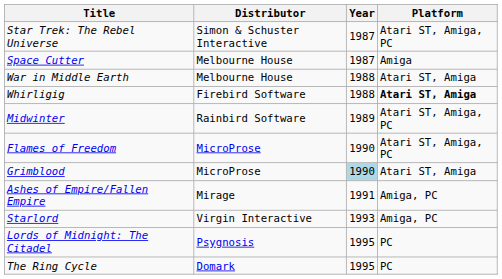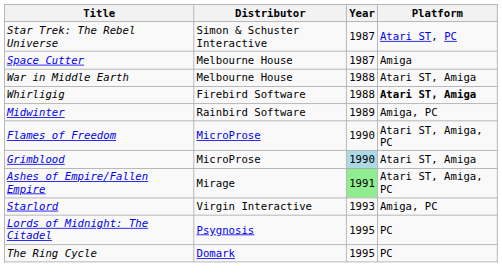(431, 37) Atari ST, Amiga, PC -> (418, 37) Atari ST, PC
(431, 118) Atari ST, Amiga, PC -> (409, 112) Amiga, PC
(362, 195) no background -> (362, 183) lightgreen background
(409, 195) Amiga, PC -> (431, 183) Atari ST, Amiga, PC
